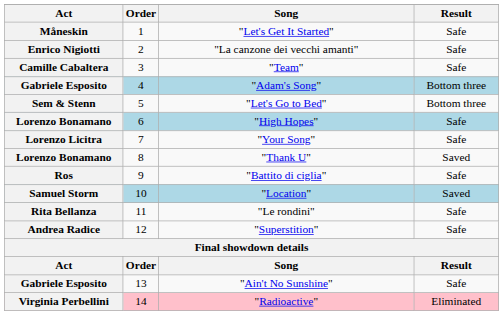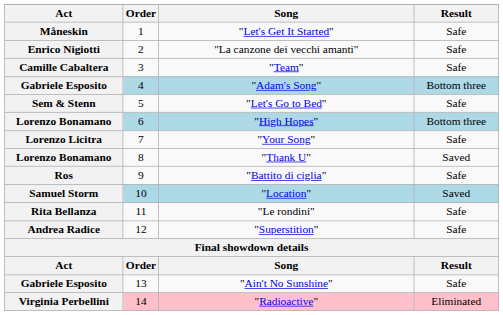(456, 103) Bottom three -> (456, 103) Safe
(456, 121) Safe -> (456, 121) Bottom three
